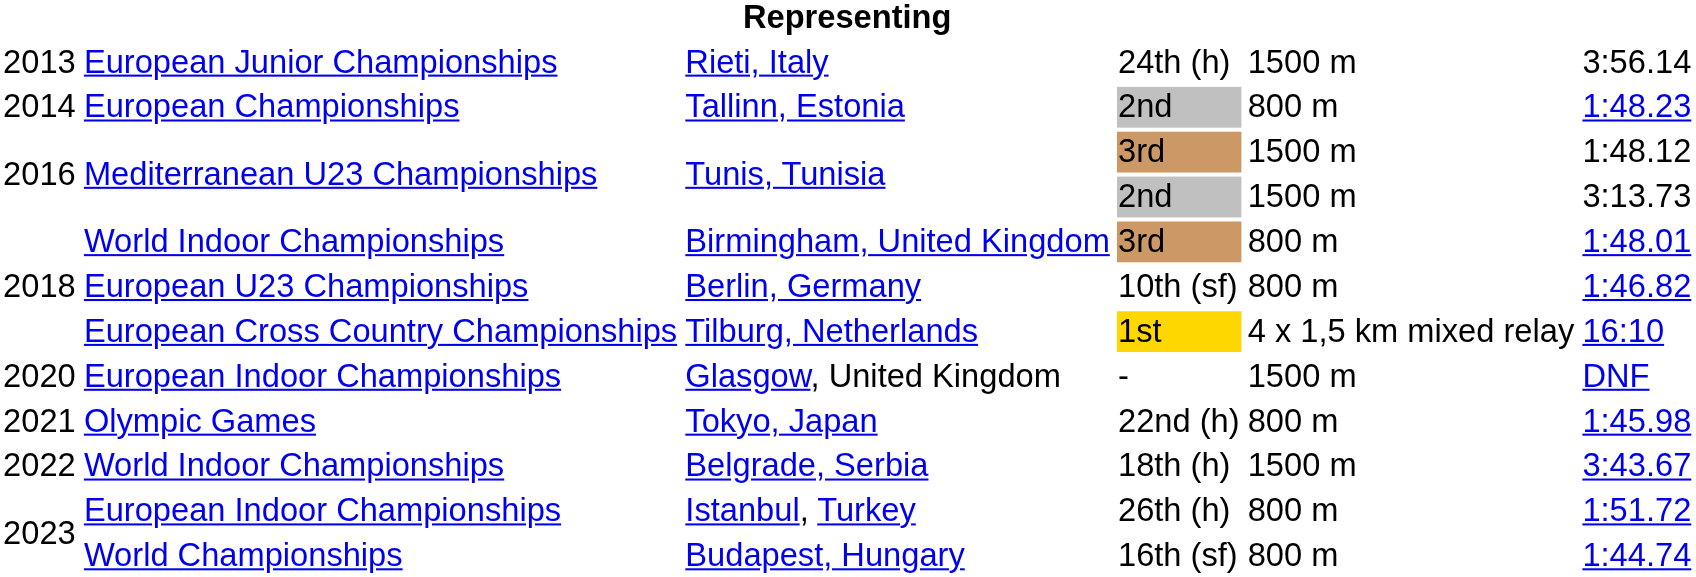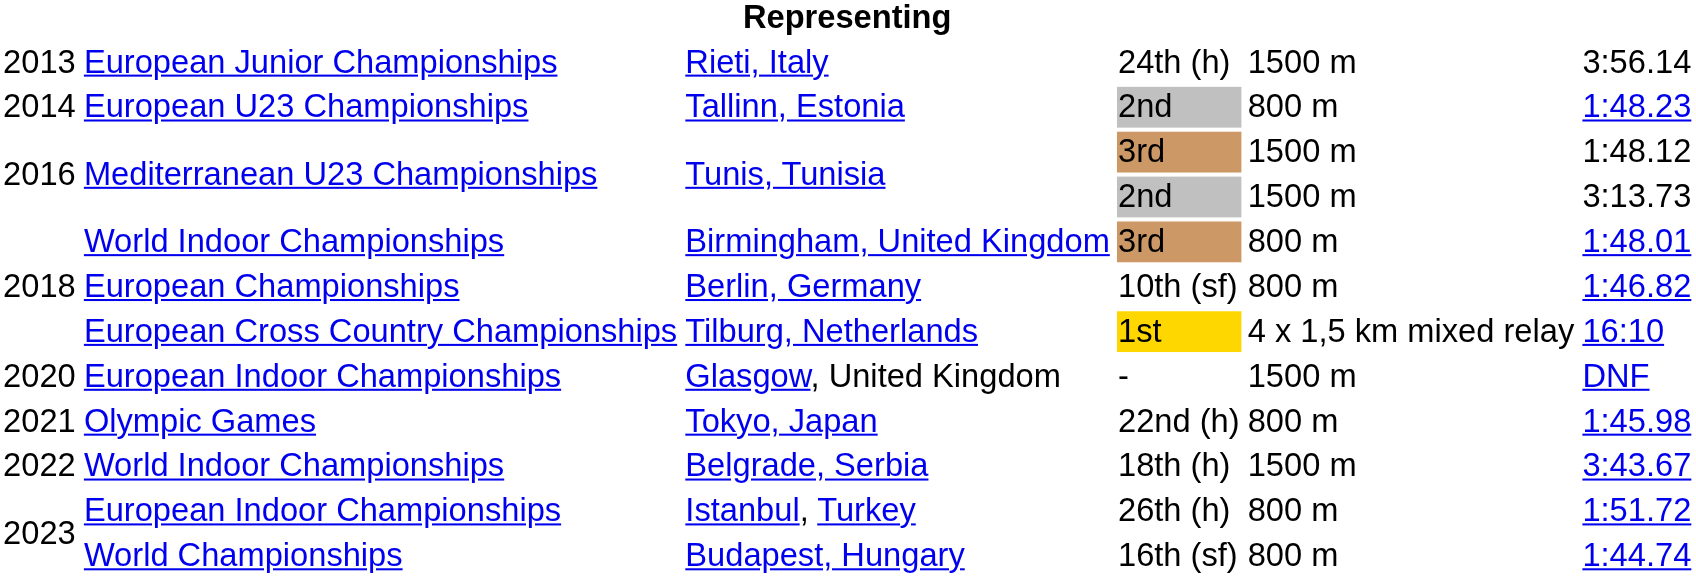(272, 106) European Championships -> (306, 106) European U23 Championships
(306, 286) European U23 Championships -> (272, 286) European Championships
